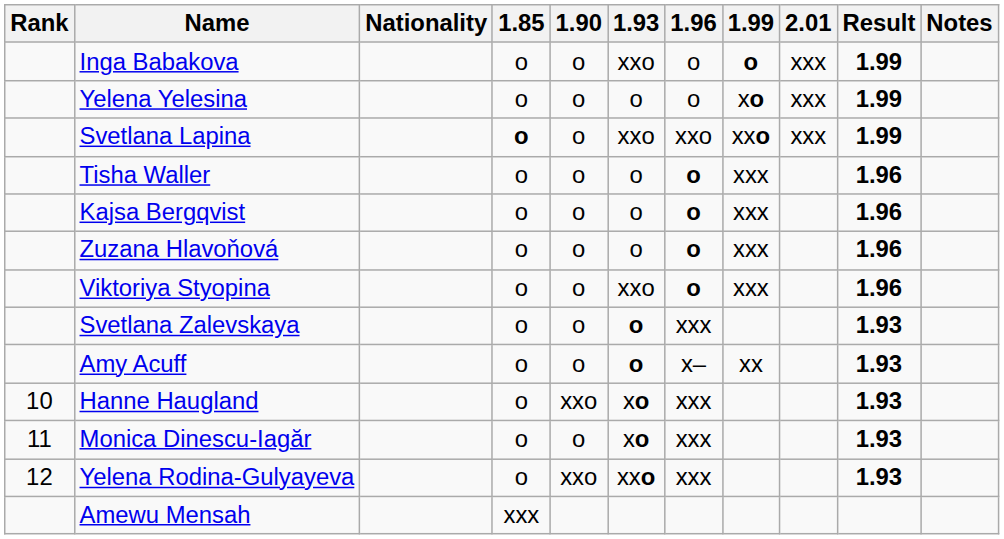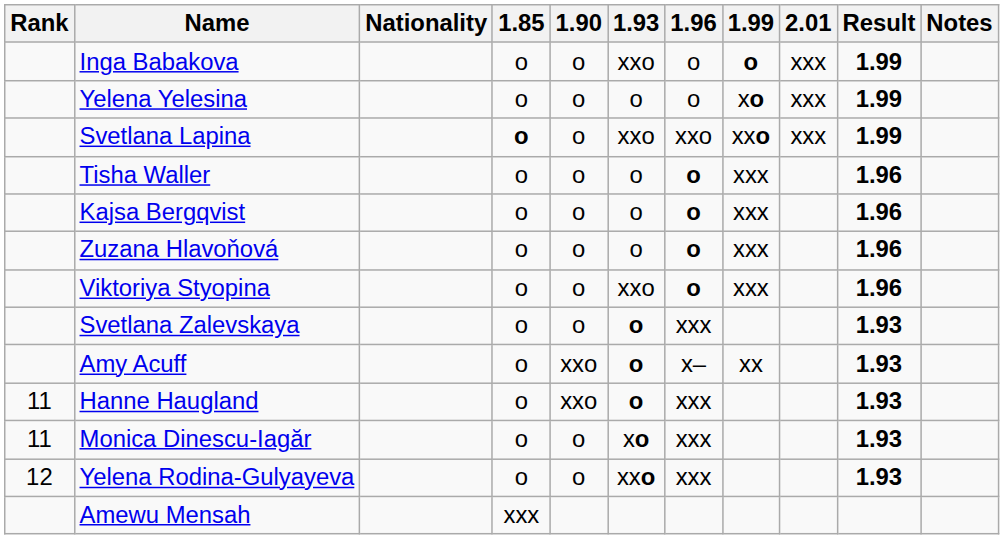(579, 363) o -> (579, 363) xxo
(39, 401) 10 -> (39, 401) 11
(636, 401) xo -> (636, 401) o
(579, 477) xxo -> (579, 477) o
